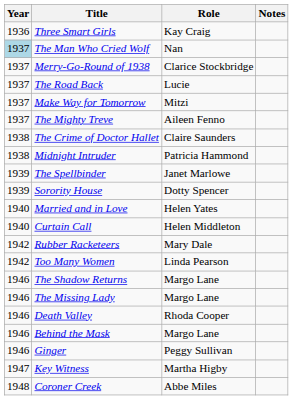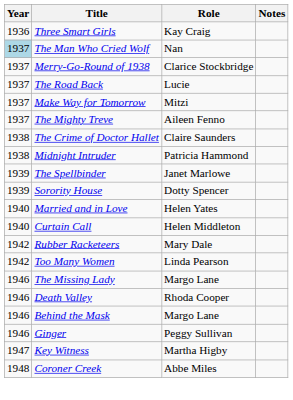- row: (81, 279)
